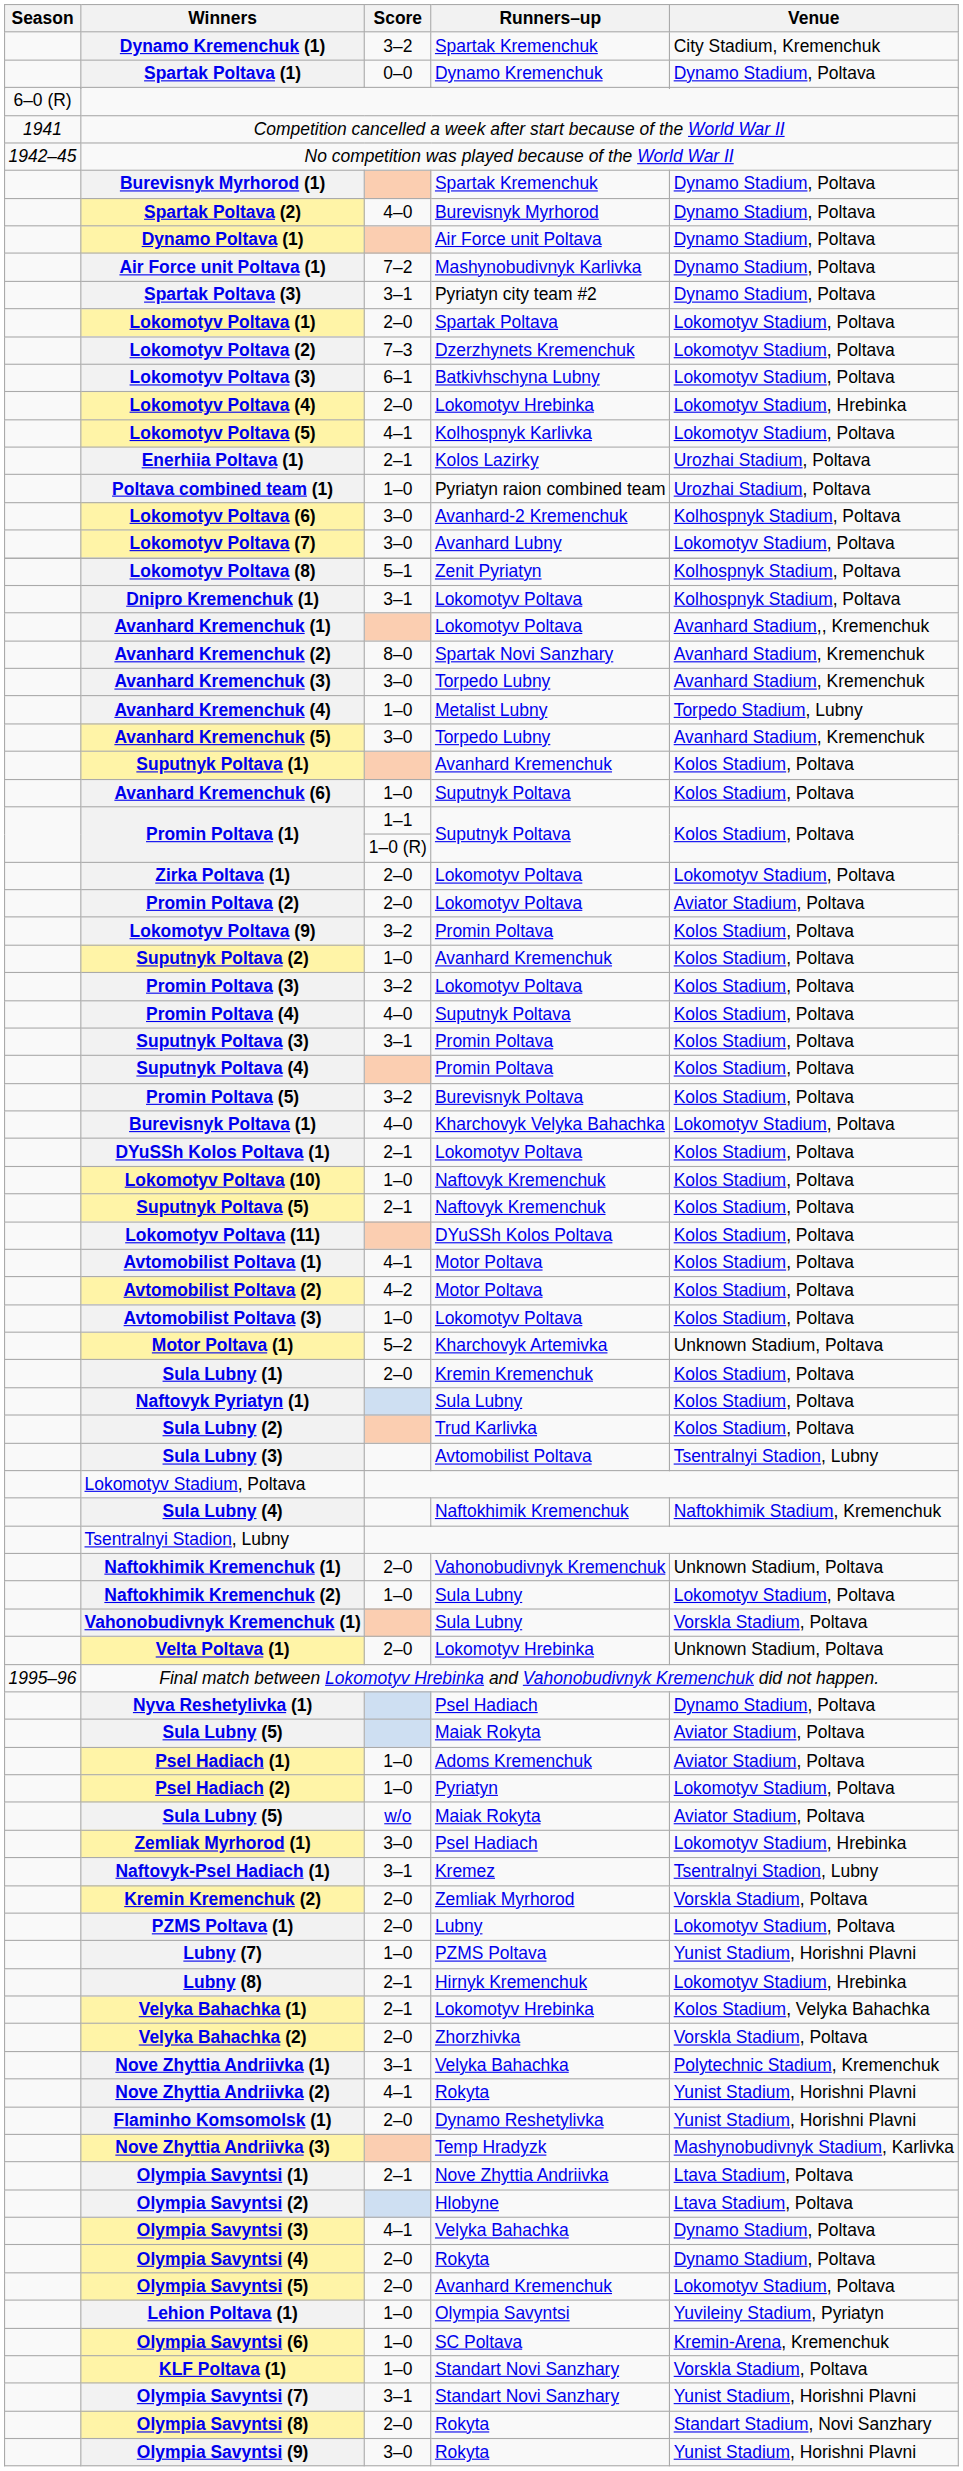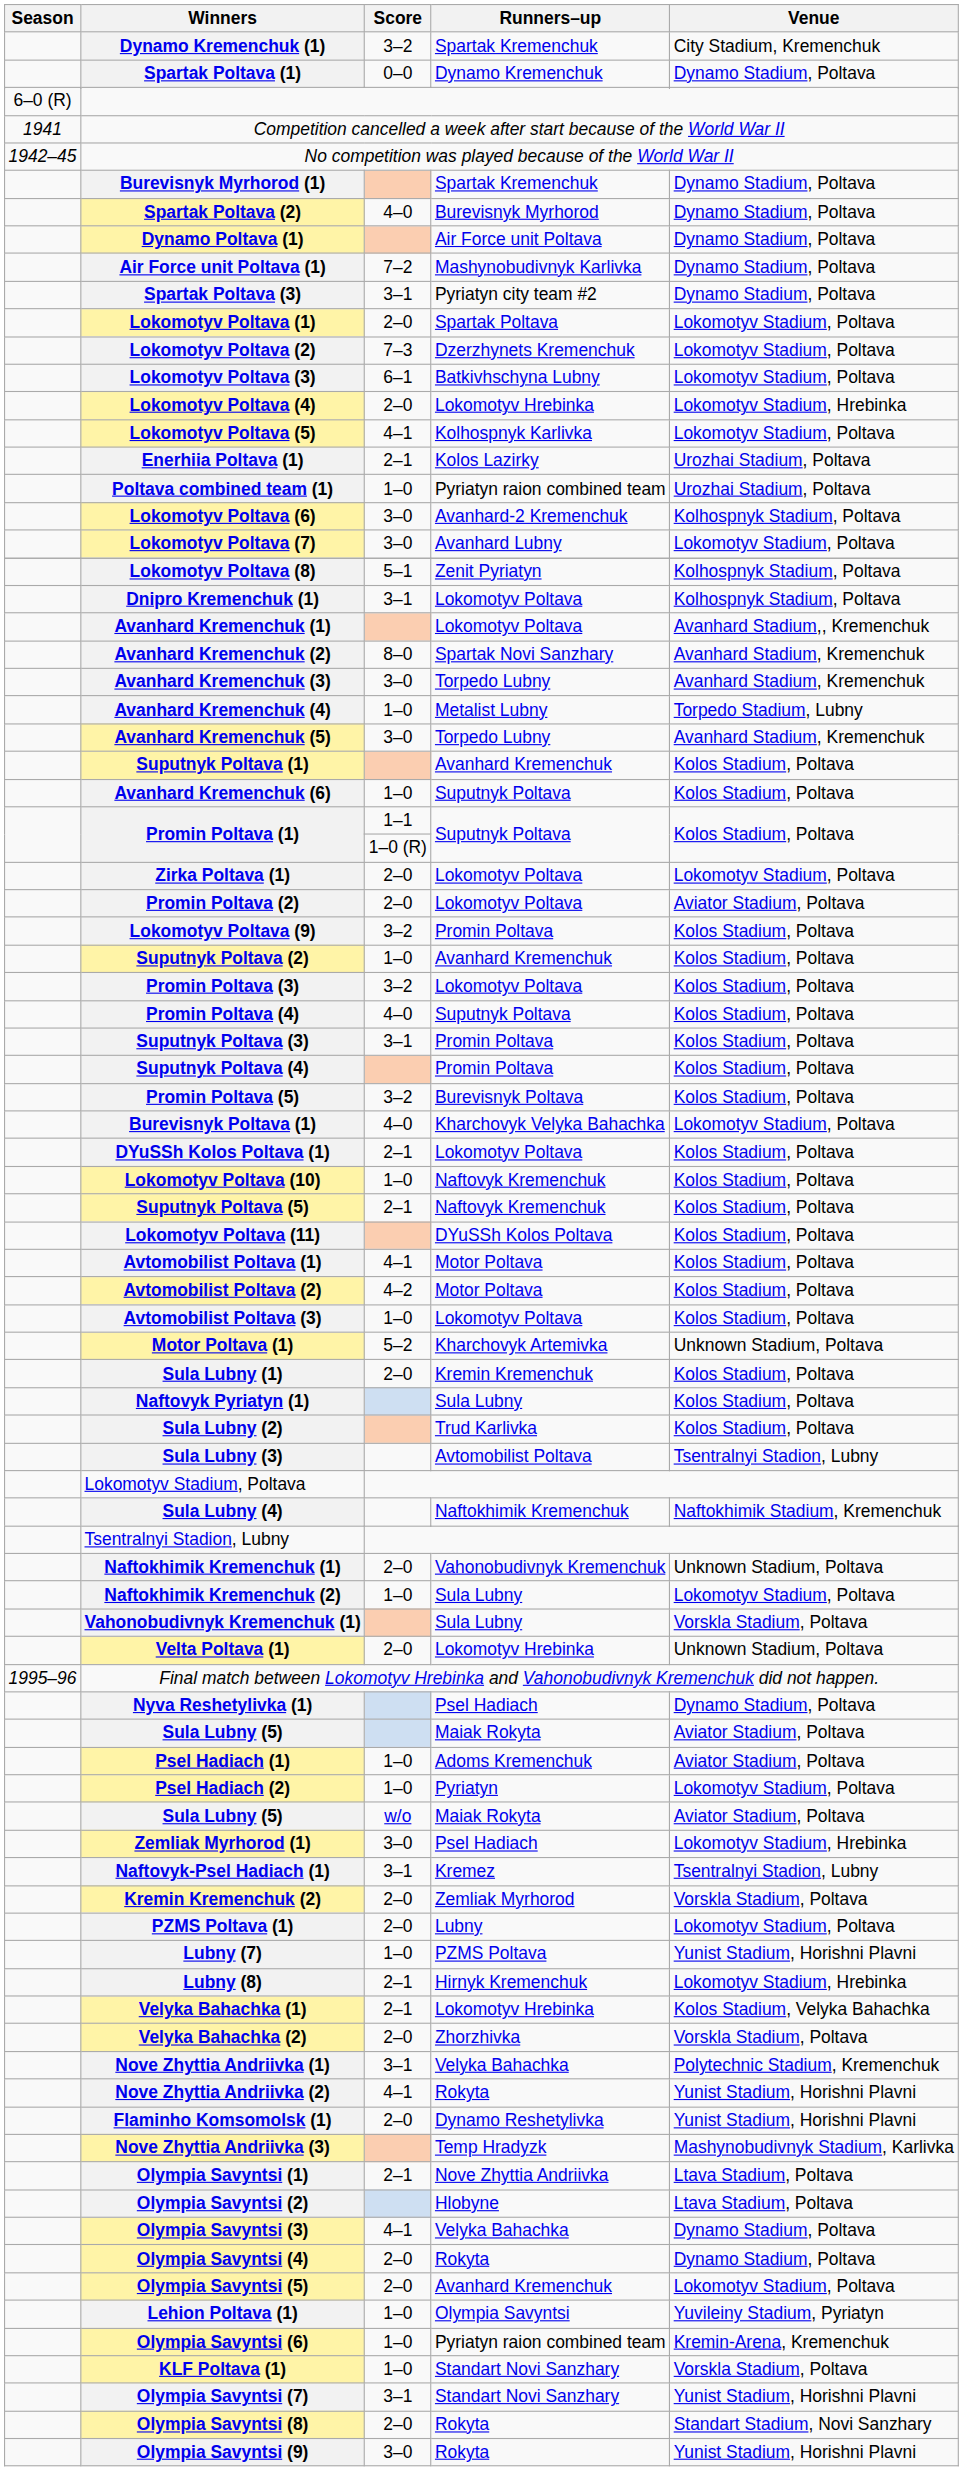(479, 2341) SC Poltava -> (550, 2341) Pyriatyn raion combined team
